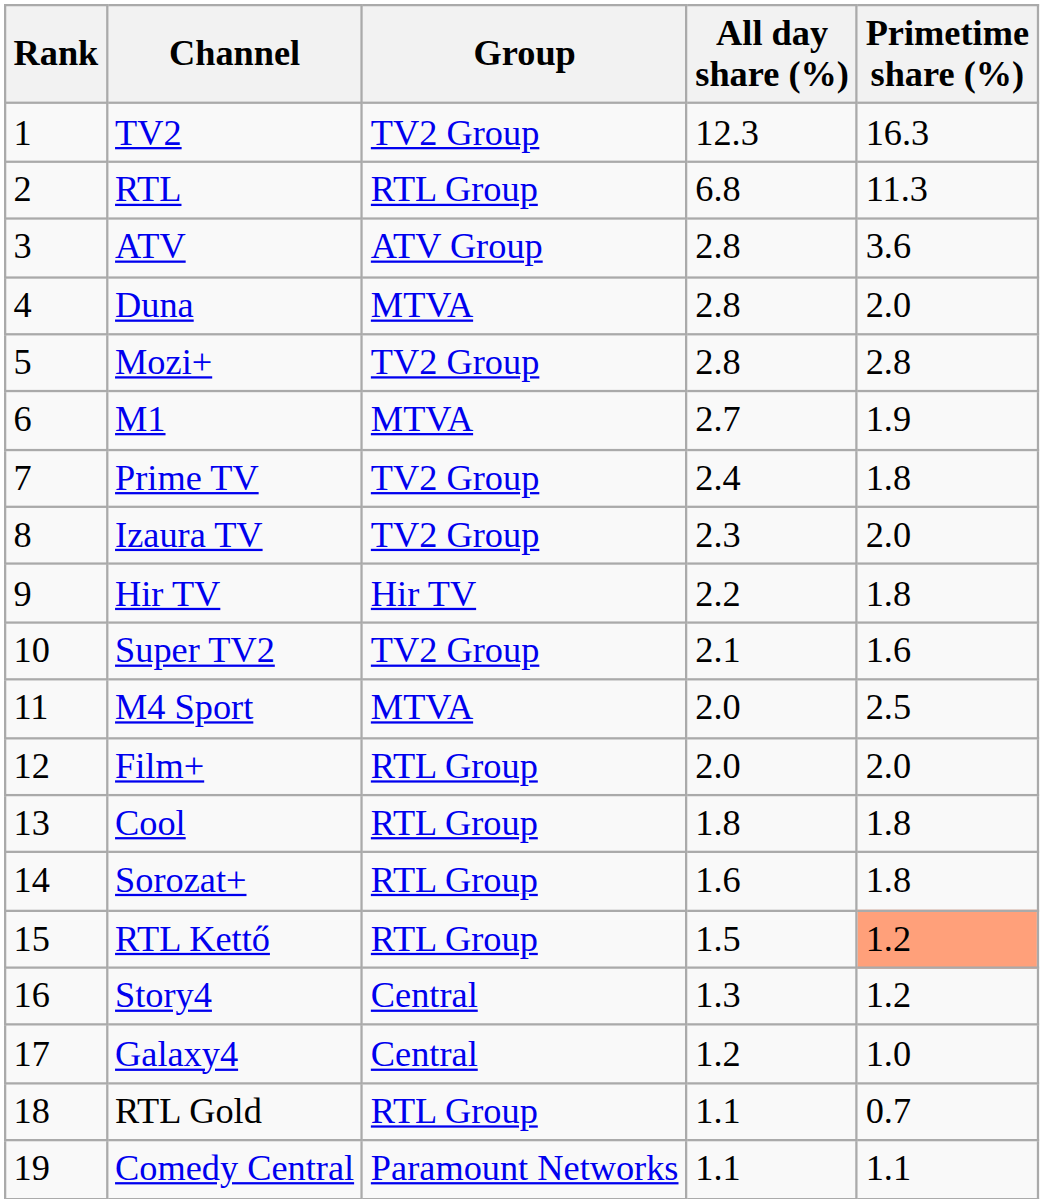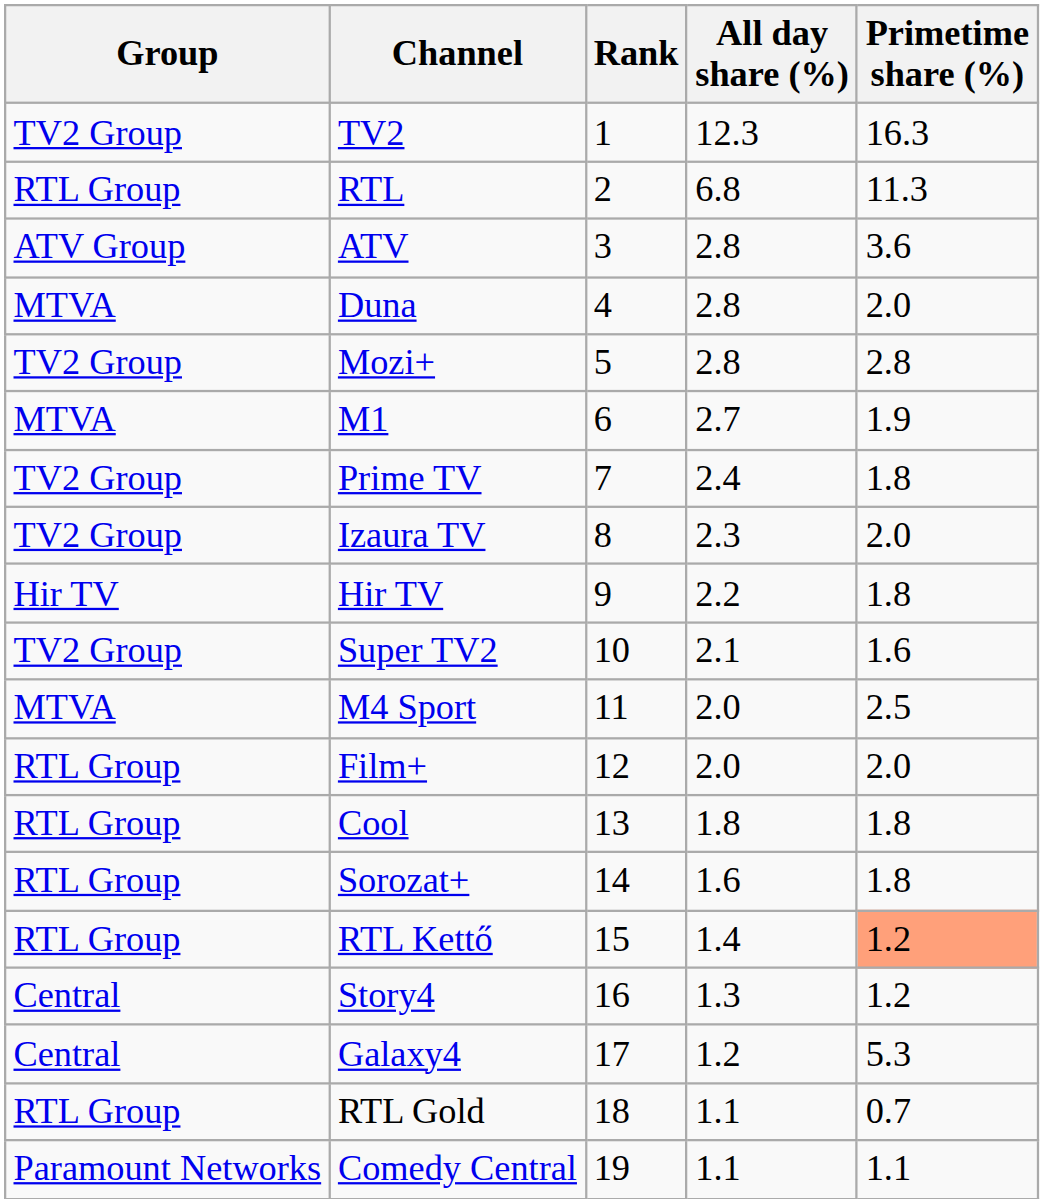columns swapped: (56, 53) <-> (525, 53)
(718, 938) 1.5 -> (718, 938) 1.4
(888, 1053) 1.0 -> (888, 1053) 5.3
